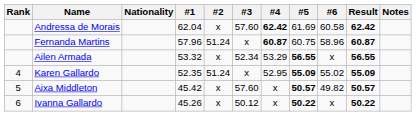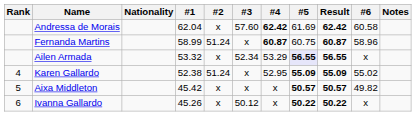columns swapped: (332, 12) <-> (363, 12)
(190, 42) 57.96 -> (190, 42) 58.99
(304, 57) no background -> (304, 57) lavender background
(190, 73) 52.35 -> (190, 73) 52.38
(247, 88) 57.60 -> (247, 88) x
